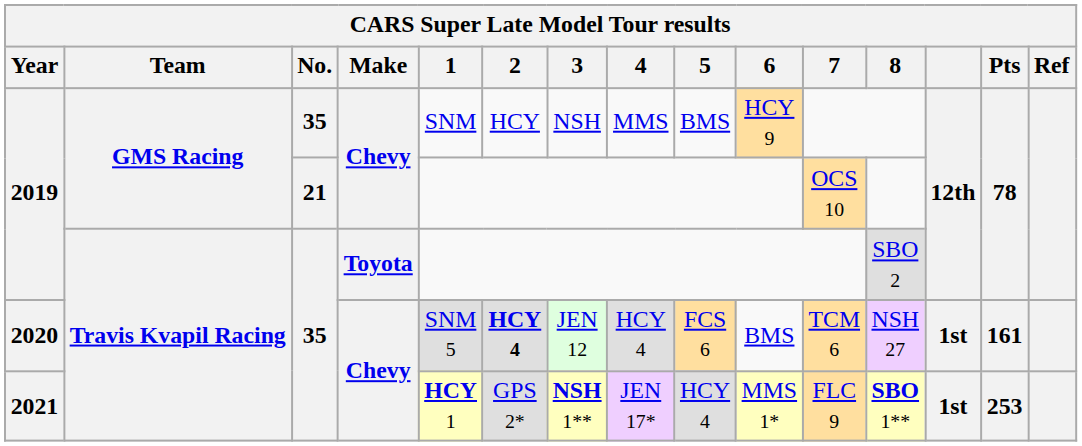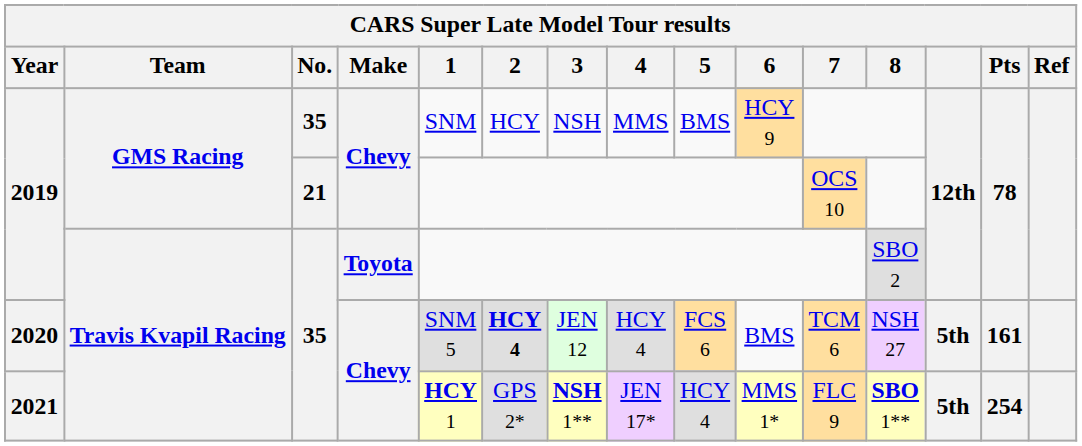(953, 334) 1st -> (953, 334) 5th
(953, 405) 1st -> (953, 405) 5th
(1005, 405) 253 -> (1005, 405) 254
